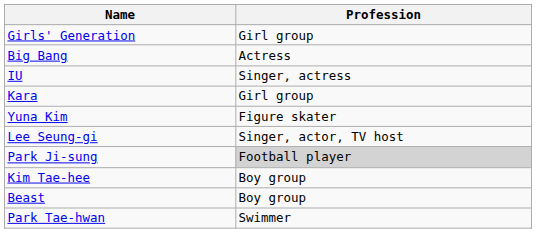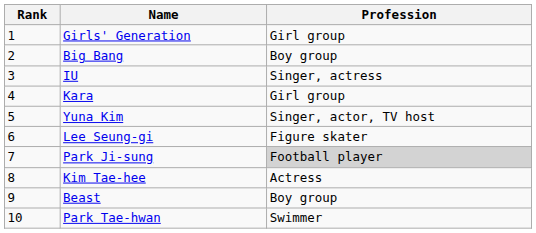+ column: (32, 15)
(265, 55) Actress -> (304, 55) Boy group
(287, 116) Figure skater -> (352, 116) Singer, actor, TV host
(321, 137) Singer, actor, TV host -> (319, 137) Figure skater
(272, 177) Boy group -> (296, 177) Actress
